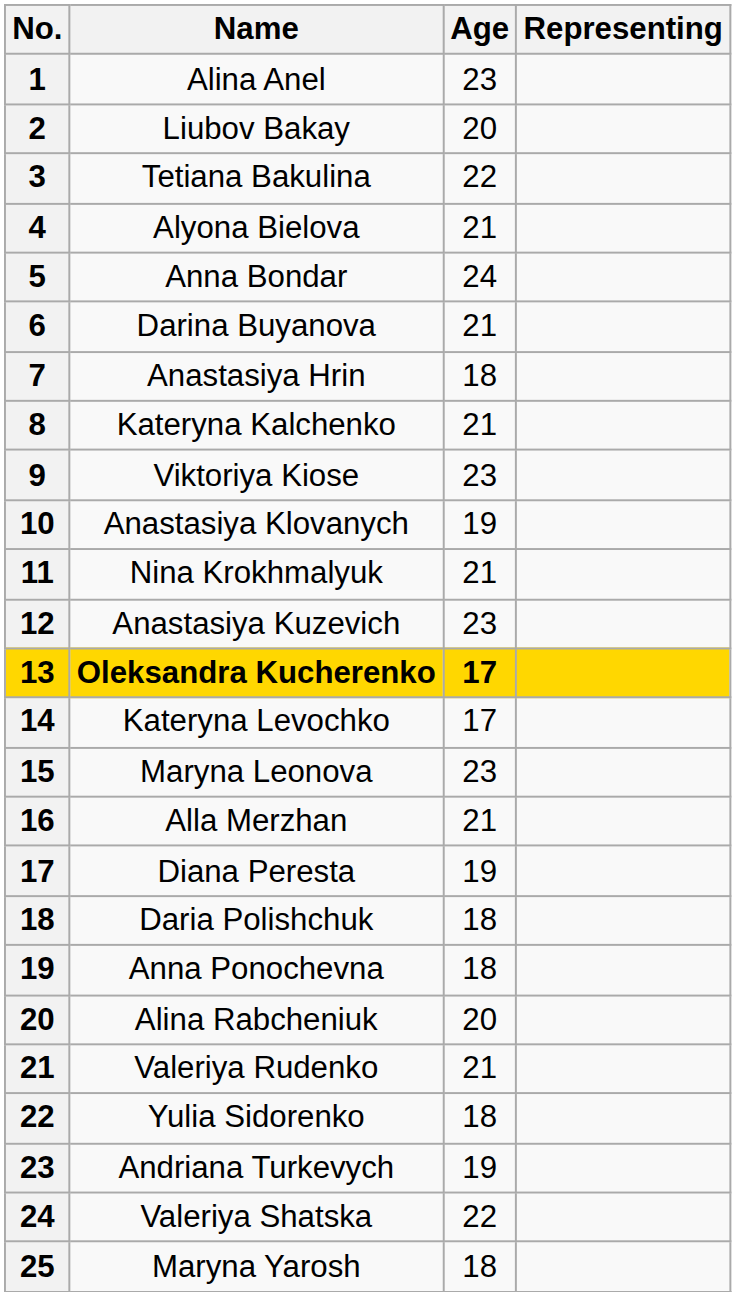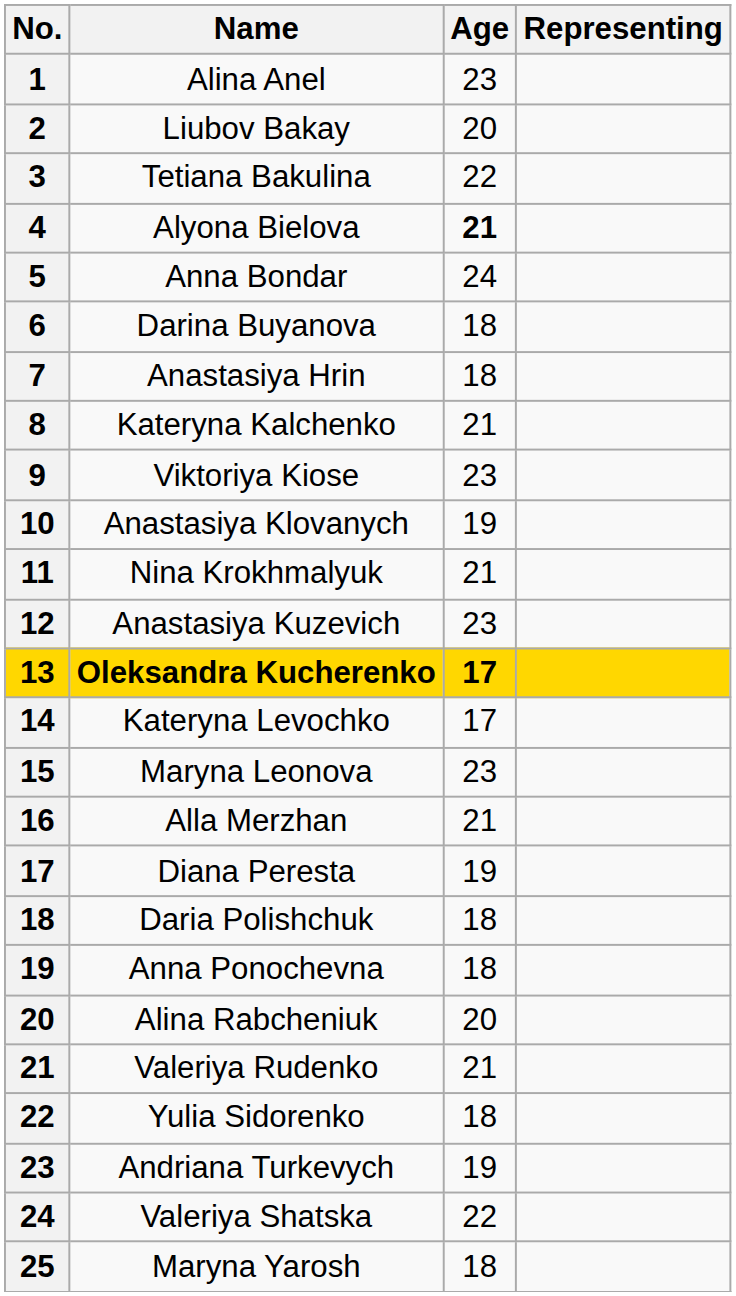(480, 227) normal -> (480, 227) bold
(480, 326) 21 -> (480, 326) 18
